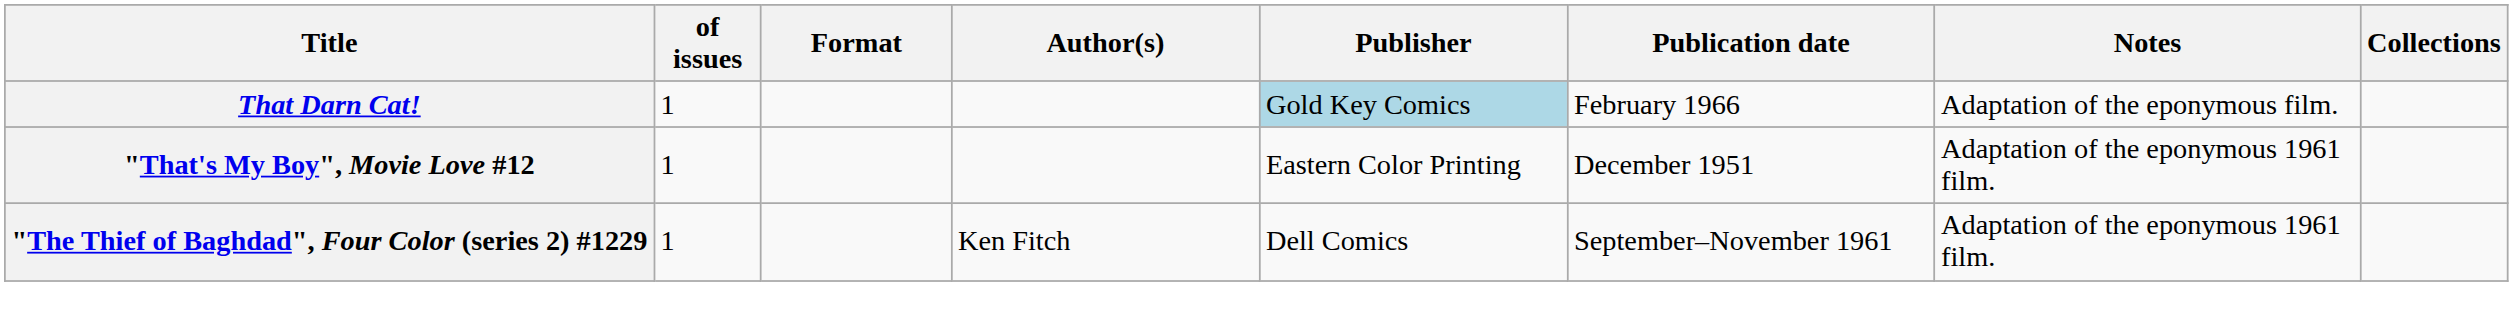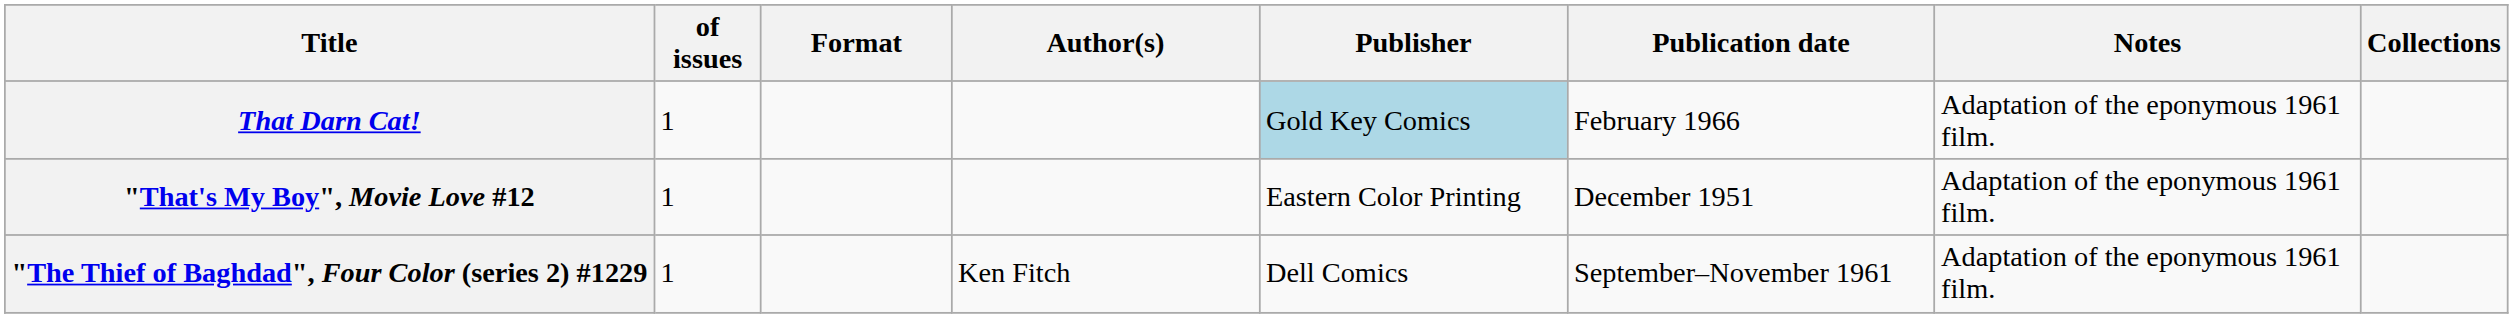(2140, 103) Adaptation of the eponymous film. -> (2141, 119) Adaptation of the eponymous 1961 film.
